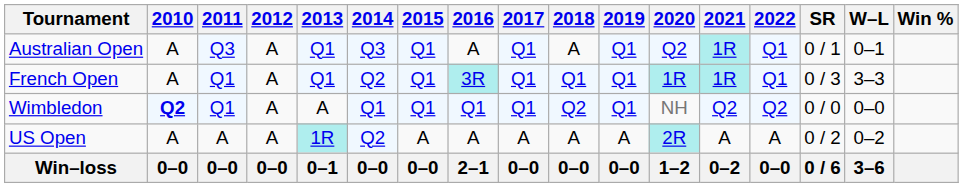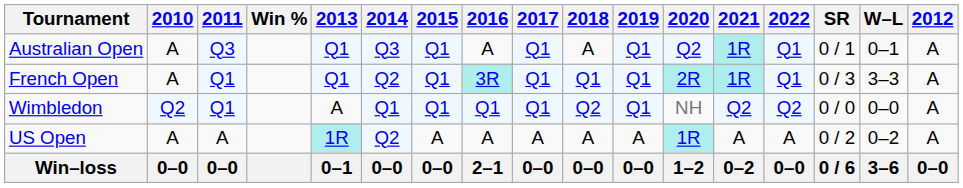columns swapped: (272, 19) <-> (926, 19)
(674, 78) 1R -> (689, 78) 2R
(173, 108) bold -> (173, 108) normal
(674, 138) 2R -> (689, 138) 1R
